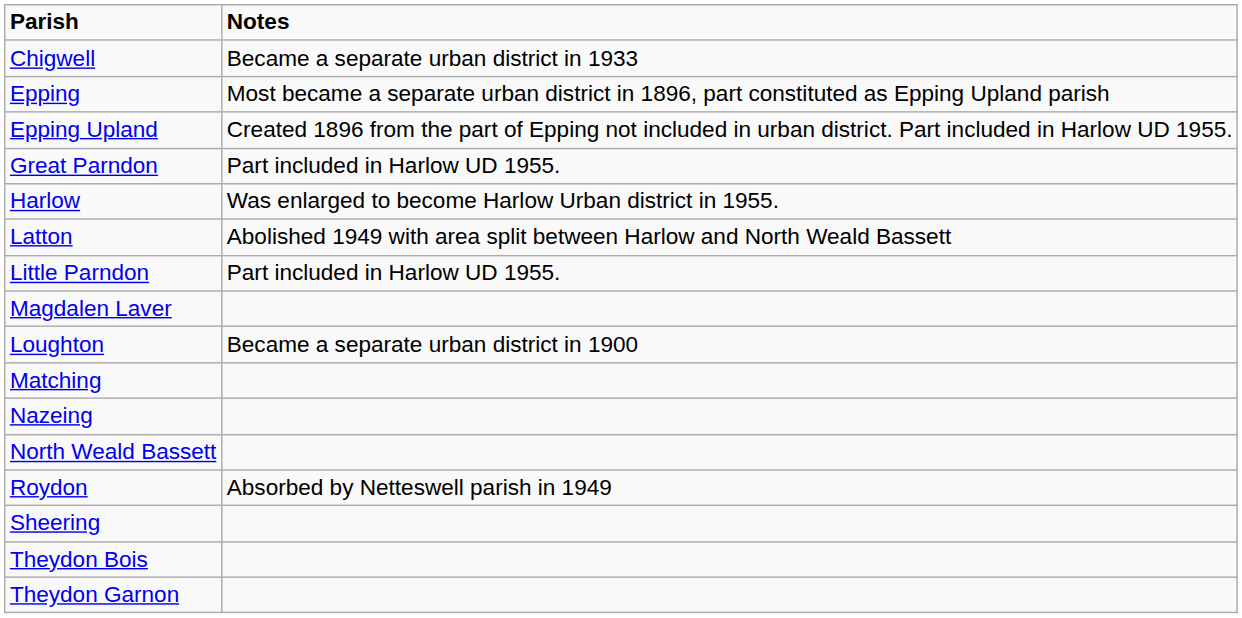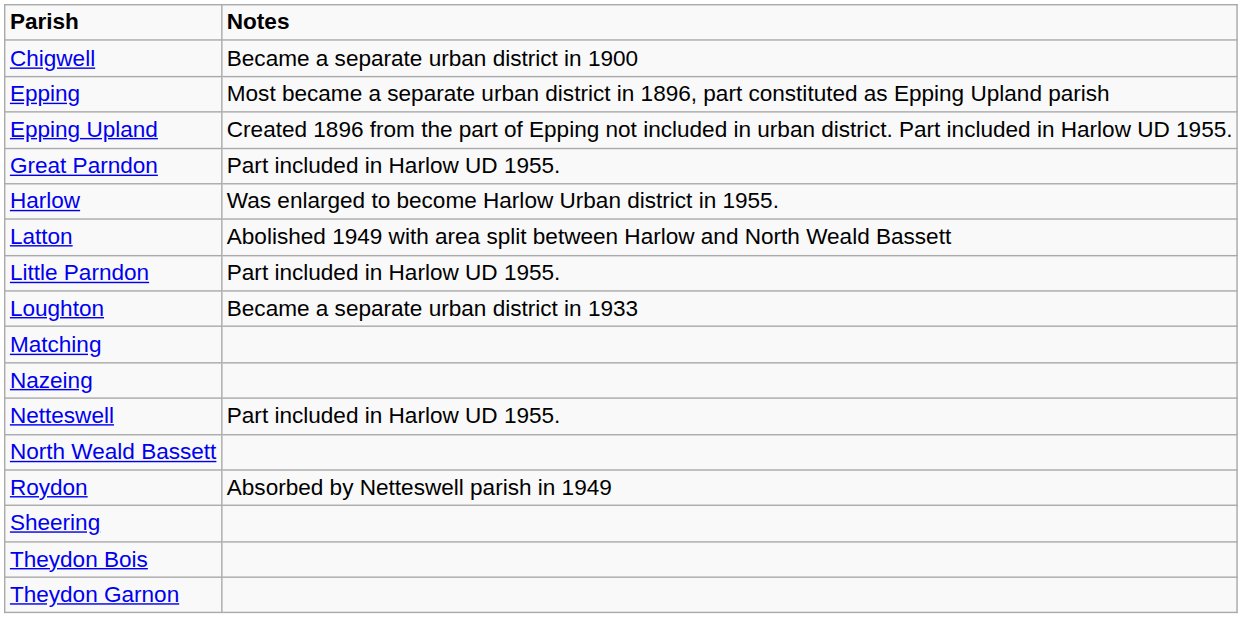(432, 58) Became a separate urban district in 1933 -> (432, 58) Became a separate urban district in 1900
- row: (91, 308)
(432, 344) Became a separate urban district in 1900 -> (432, 308) Became a separate urban district in 1933
+ row: (62, 415)
